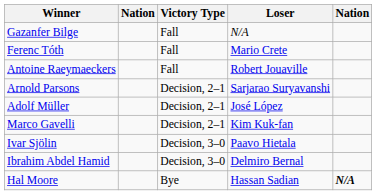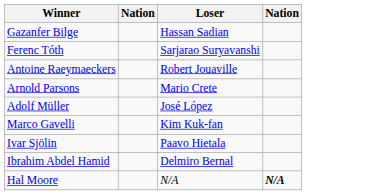- column: (193, 13)
(240, 32) N/A -> (194, 32) Hassan Sadian
(259, 50) Mario Crete -> (210, 50) Sarjarao Suryavanshi
(280, 87) Sarjarao Suryavanshi -> (189, 87) Mario Crete
(265, 180) Hassan Sadian -> (169, 180) N/A
